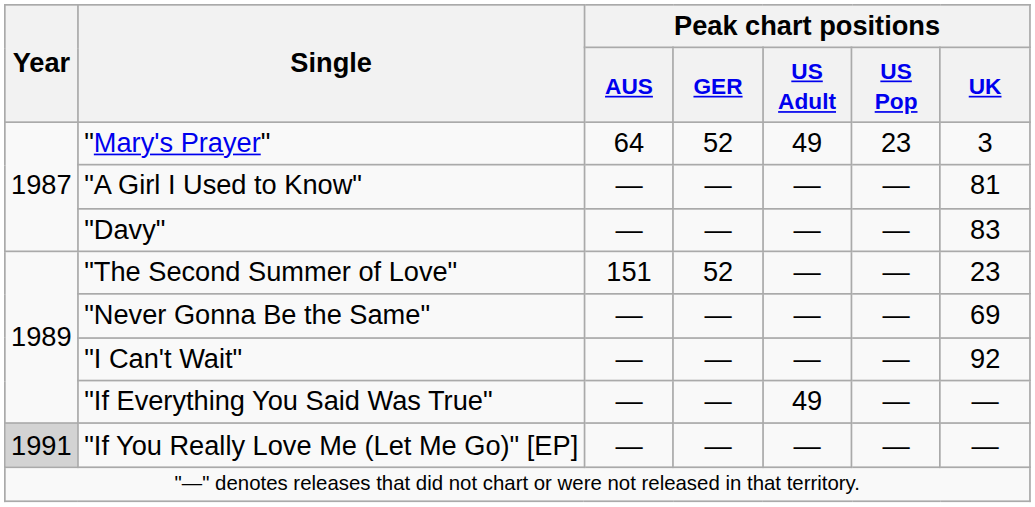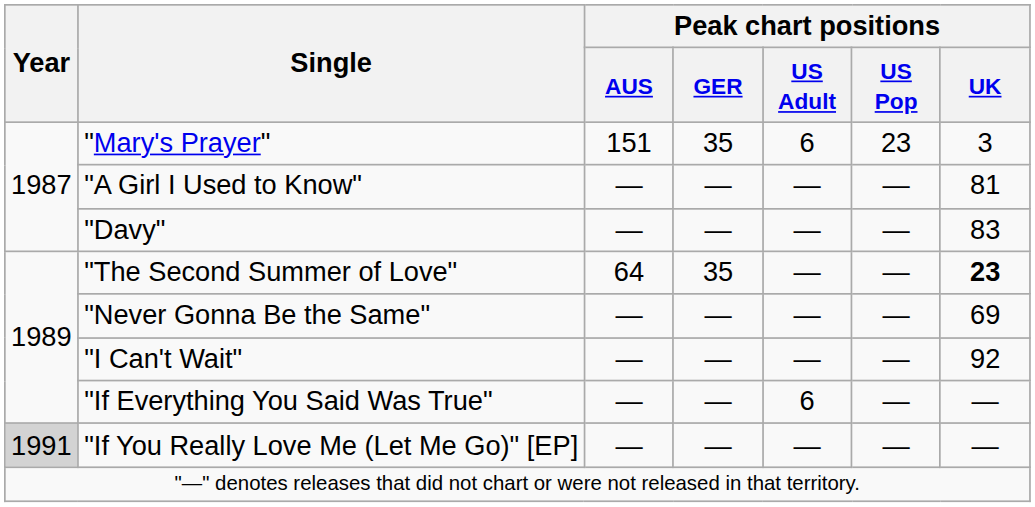(629, 142) 64 -> (629, 142) 151
(718, 142) 52 -> (718, 142) 35
(807, 142) 49 -> (807, 142) 6
(629, 272) 151 -> (629, 272) 64
(718, 272) 52 -> (718, 272) 35
(985, 272) normal -> (985, 272) bold
(807, 401) 49 -> (807, 401) 6
